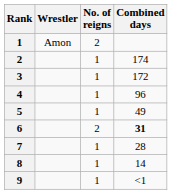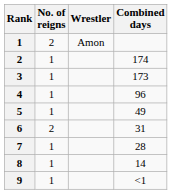columns swapped: (58, 19) <-> (97, 19)
(140, 77) 172 -> (140, 77) 173
(140, 128) bold -> (140, 128) normal
